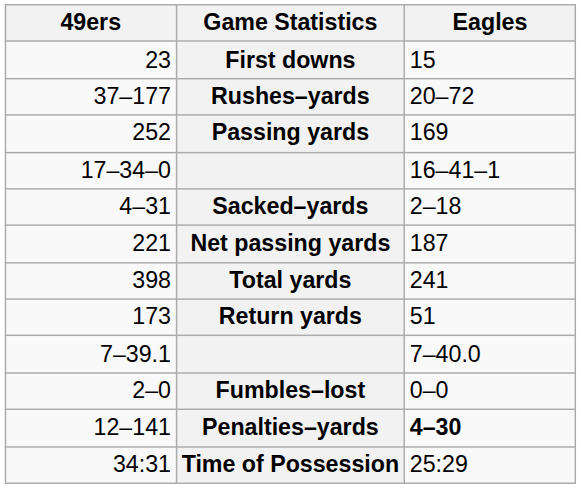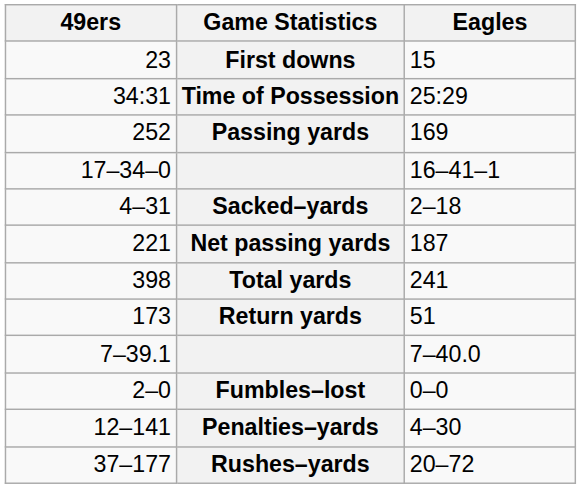rows swapped: (132, 96) <-> (142, 464)
(436, 427) bold -> (436, 427) normal
